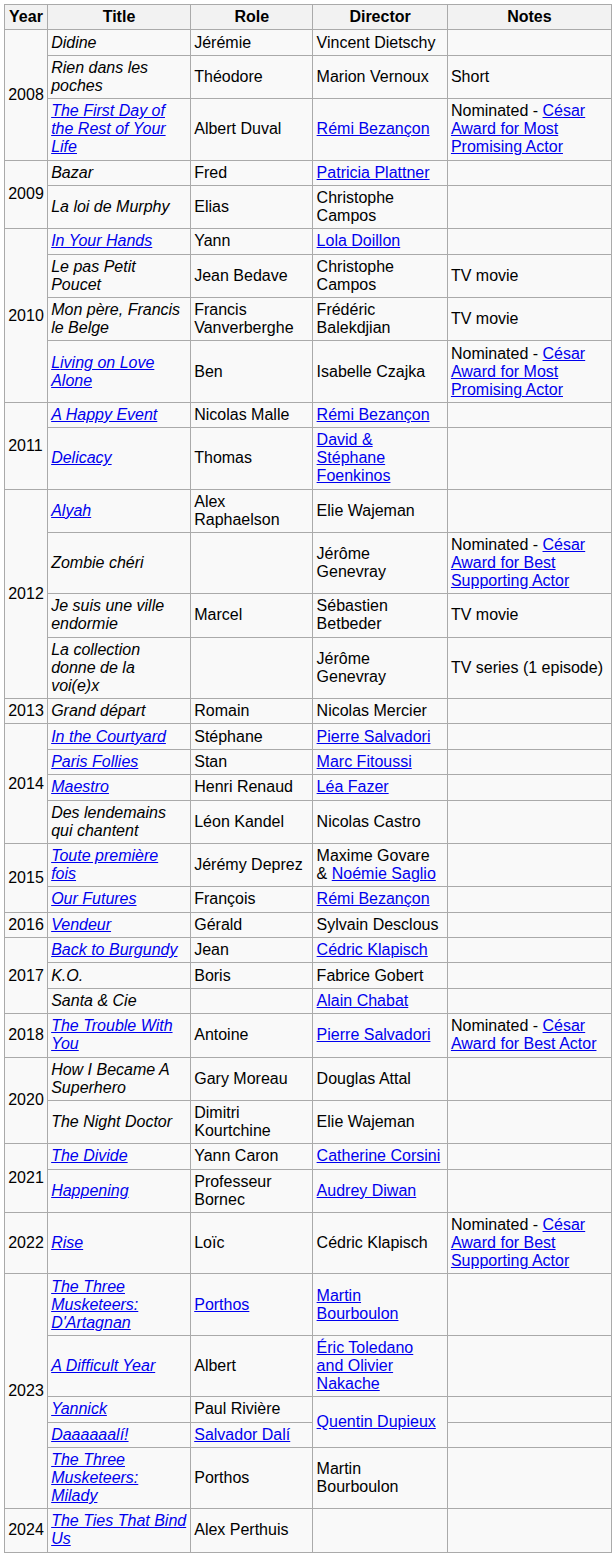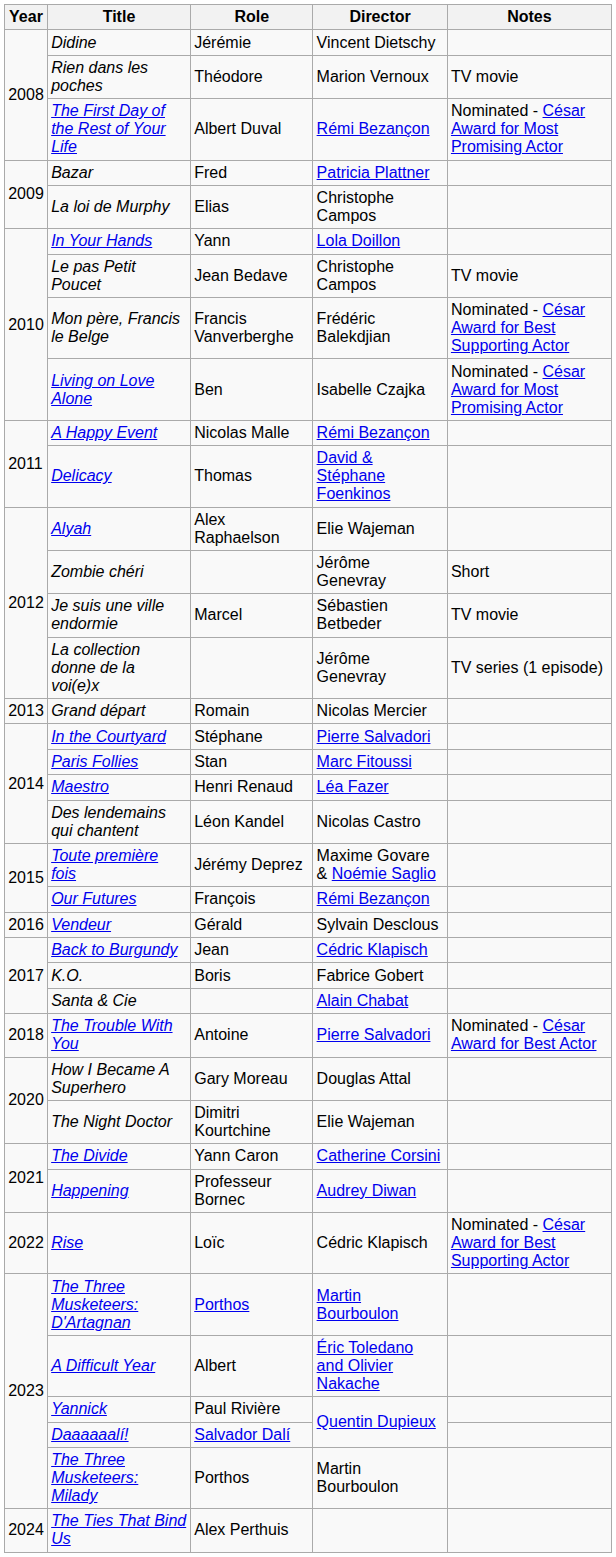(470, 76) Short -> (485, 76) TV movie
(485, 319) TV movie -> (518, 328) Nominated - César Award for Best Supporting Actor
(518, 563) Nominated - César Award for Best Supporting Actor -> (470, 572) Short
